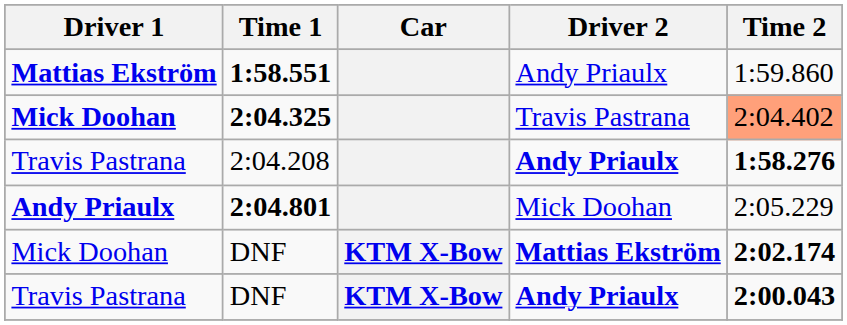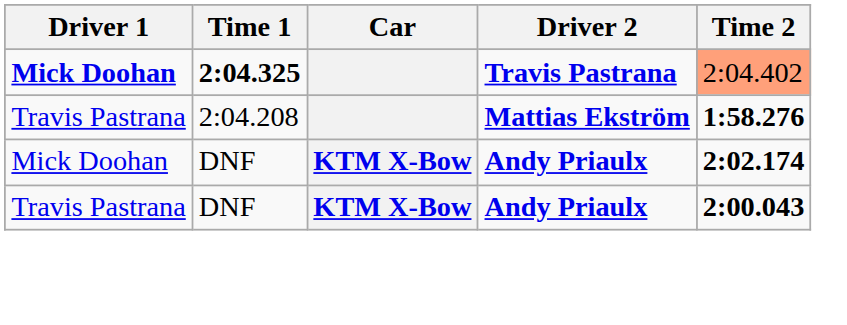- row: (114, 71)
(603, 116) normal -> (581, 71) bold
(597, 161) Andy Priaulx -> (587, 116) Mattias Ekström
- row: (93, 206)
(618, 251) Mattias Ekström -> (566, 161) Andy Priaulx
